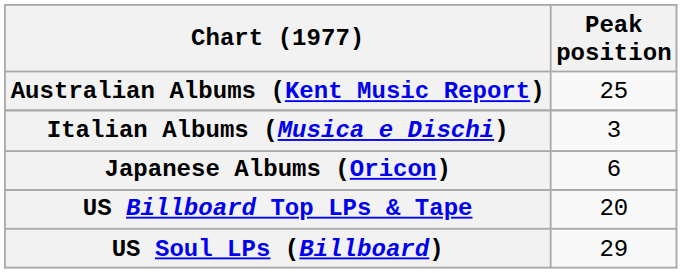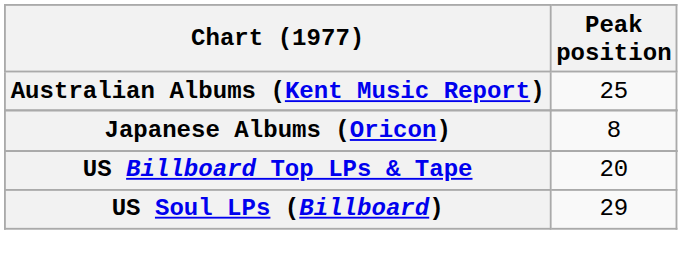- row: (278, 131)
(614, 170) 6 -> (614, 131) 8
